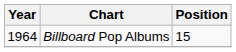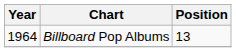(183, 36) 15 -> (183, 36) 13
